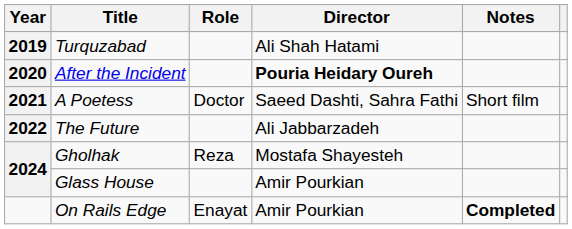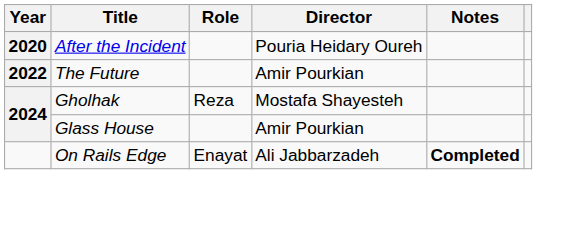- row: (100, 45)
(344, 73) bold -> (339, 45) normal
- row: (94, 100)
(317, 127) Ali Jabbarzadeh -> (310, 73) Amir Pourkian
(310, 210) Amir Pourkian -> (317, 155) Ali Jabbarzadeh
